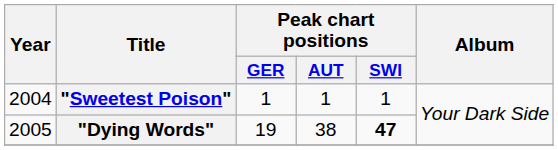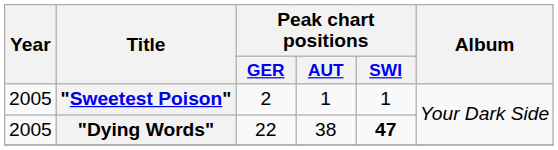(30, 99) 2004 -> (30, 99) 2005
(266, 99) 1 -> (266, 99) 2
(266, 129) 19 -> (266, 129) 22
